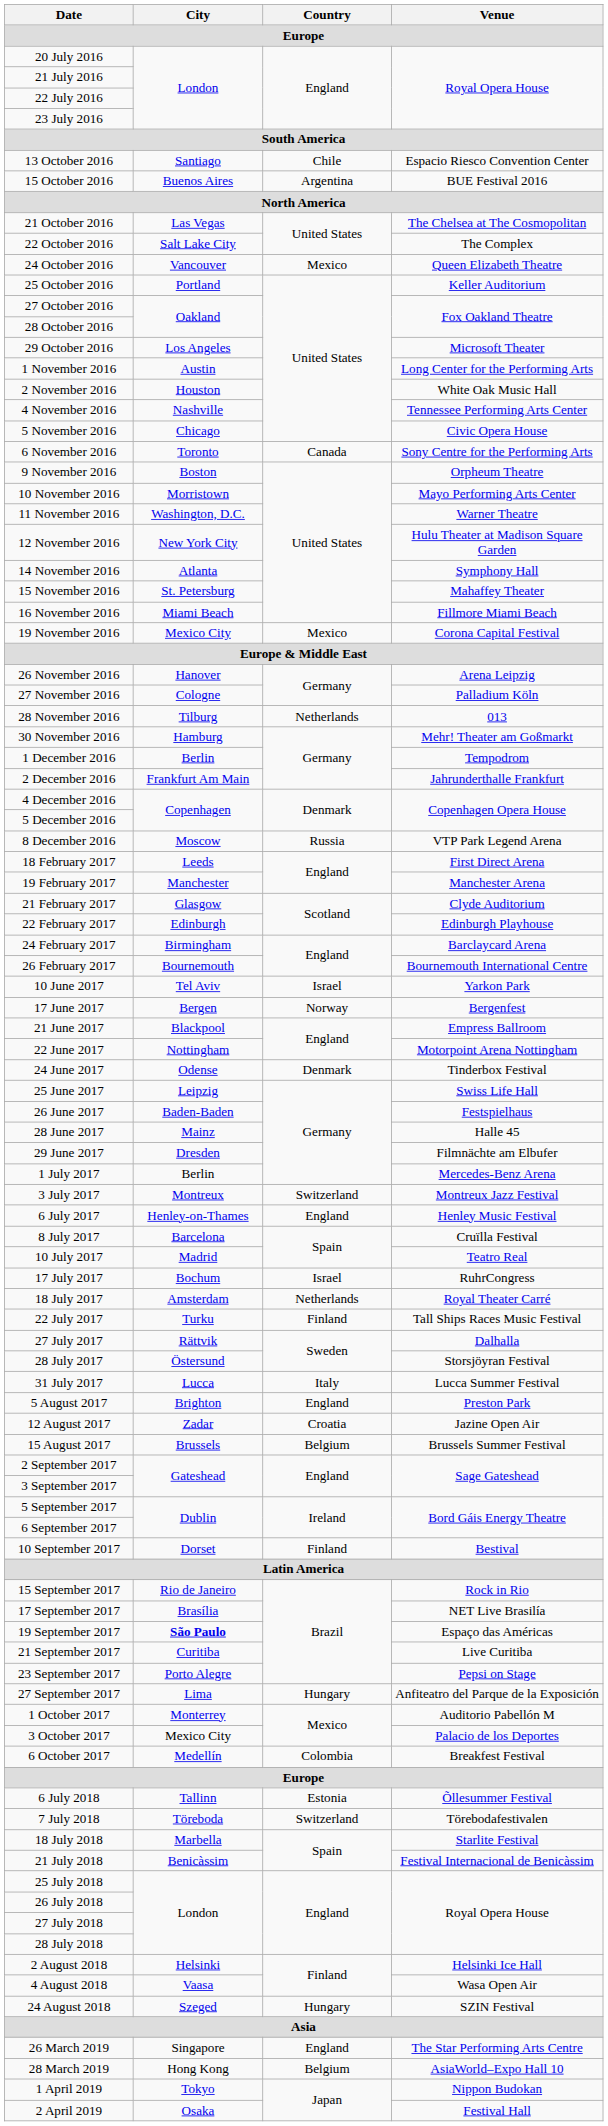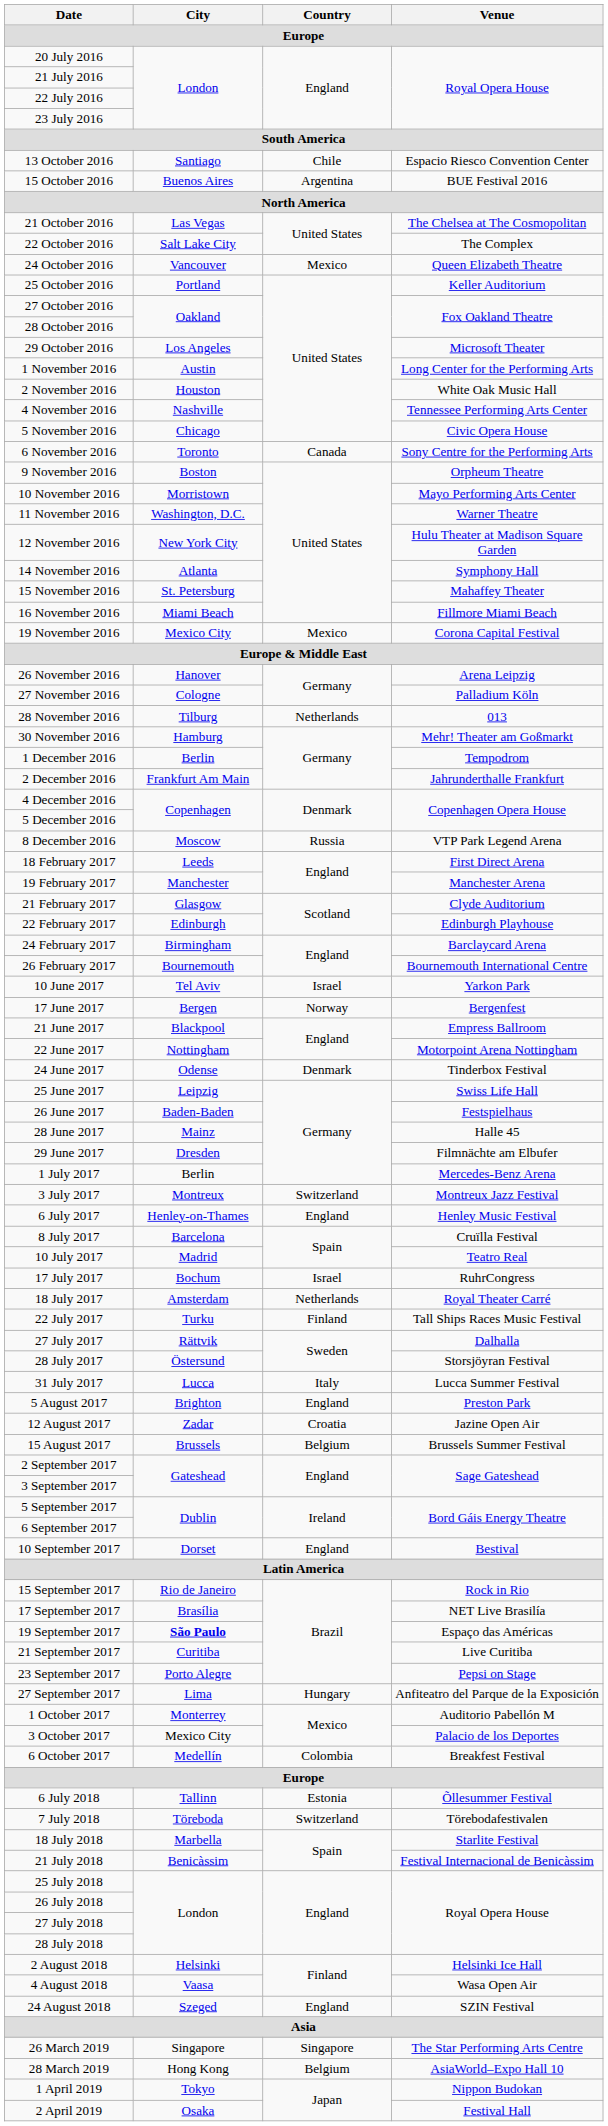(327, 1548) Finland -> (327, 1548) England
(327, 2006) Hungary -> (327, 2006) England
(327, 2047) England -> (327, 2047) Singapore
